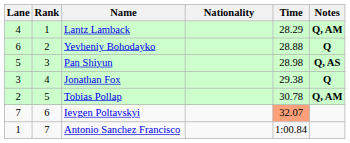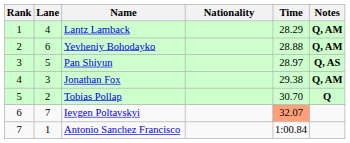columns swapped: (47, 12) <-> (18, 12)
(327, 46) Q -> (327, 46) Q, AM
(291, 63) 28.98 -> (291, 63) 28.97
(327, 79) Q -> (327, 79) Q, AM
(291, 96) 30.78 -> (291, 96) 30.70
(327, 96) Q, AM -> (327, 96) Q
